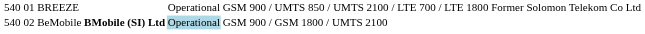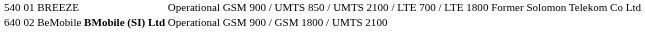(12, 22) 540 -> (12, 22) 640
(194, 22) lightblue background -> (194, 22) no background
